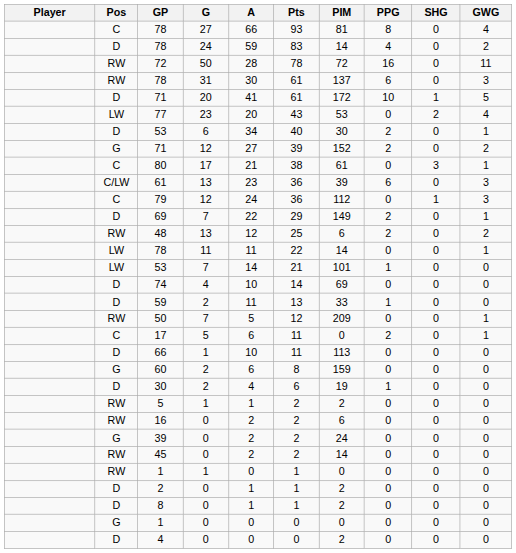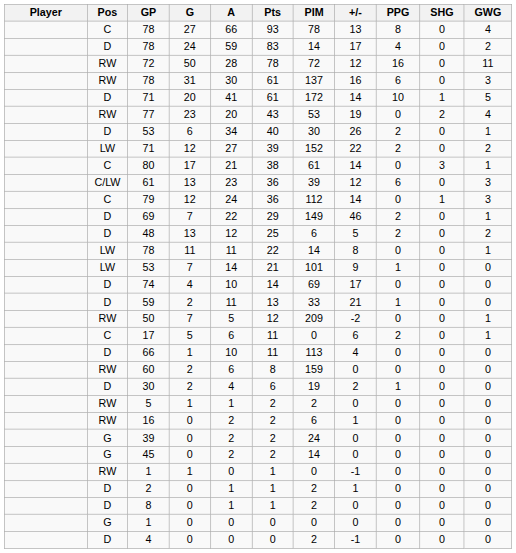+ column: (355, 13)
(342, 30) 81 -> (314, 30) 78
(116, 115) LW -> (107, 115) RW
(116, 149) G -> (107, 149) LW
(116, 234) RW -> (107, 234) D
(116, 370) G -> (107, 370) RW
(116, 455) RW -> (107, 455) G
